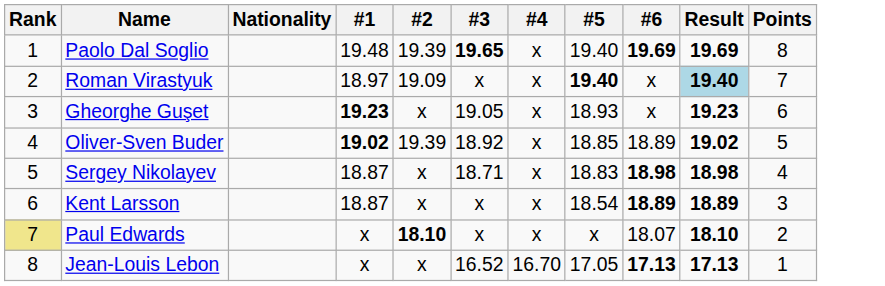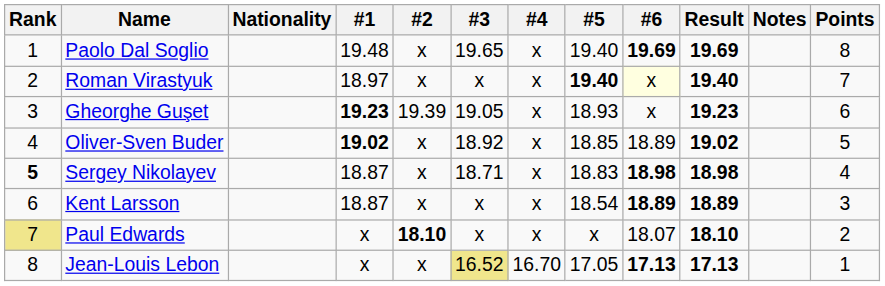+ column: (780, 19)
(422, 50) 19.39 -> (422, 50) x
(479, 50) bold -> (479, 50) normal
(422, 81) 19.09 -> (422, 81) x
(651, 81) no background -> (651, 81) lightyellow background
(714, 81) lightblue background -> (714, 81) no background
(422, 111) x -> (422, 111) 19.39
(422, 142) 19.39 -> (422, 142) x
(33, 173) normal -> (33, 173) bold
(479, 265) no background -> (479, 265) khaki background
